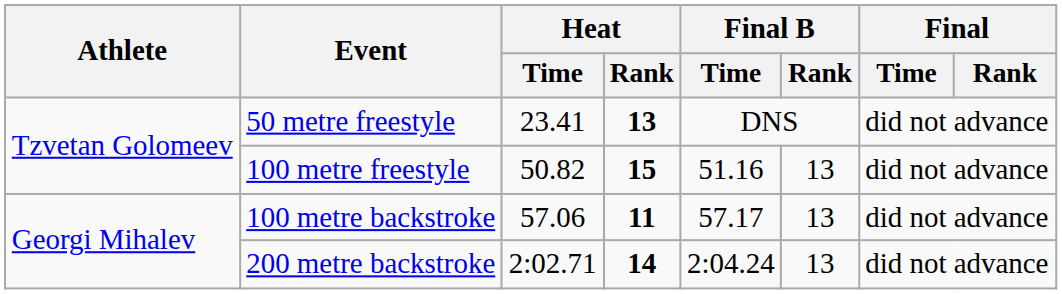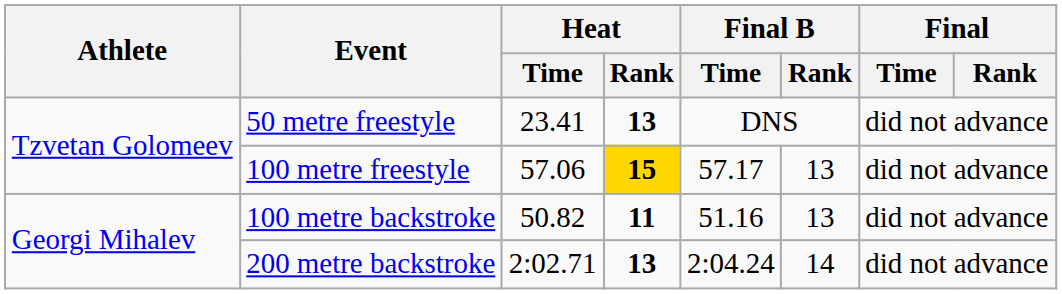(553, 169) 50.82 -> (553, 169) 57.06
(642, 169) no background -> (642, 169) gold background
(731, 169) 51.16 -> (731, 169) 57.17
(553, 217) 57.06 -> (553, 217) 50.82
(731, 217) 57.17 -> (731, 217) 51.16
(642, 264) 14 -> (642, 264) 13
(820, 264) 13 -> (820, 264) 14
